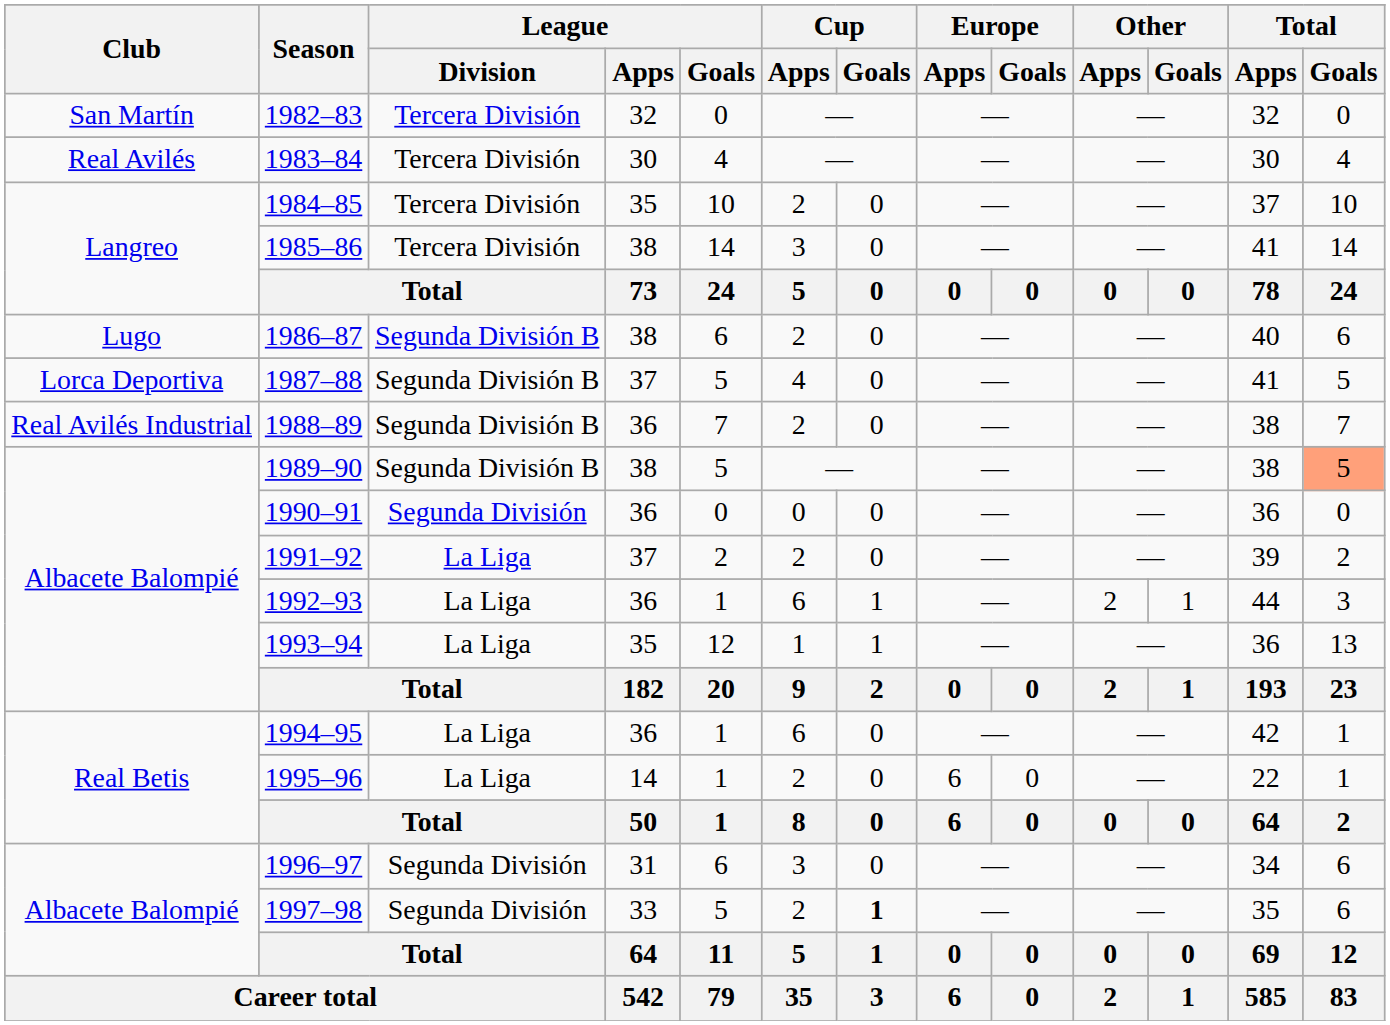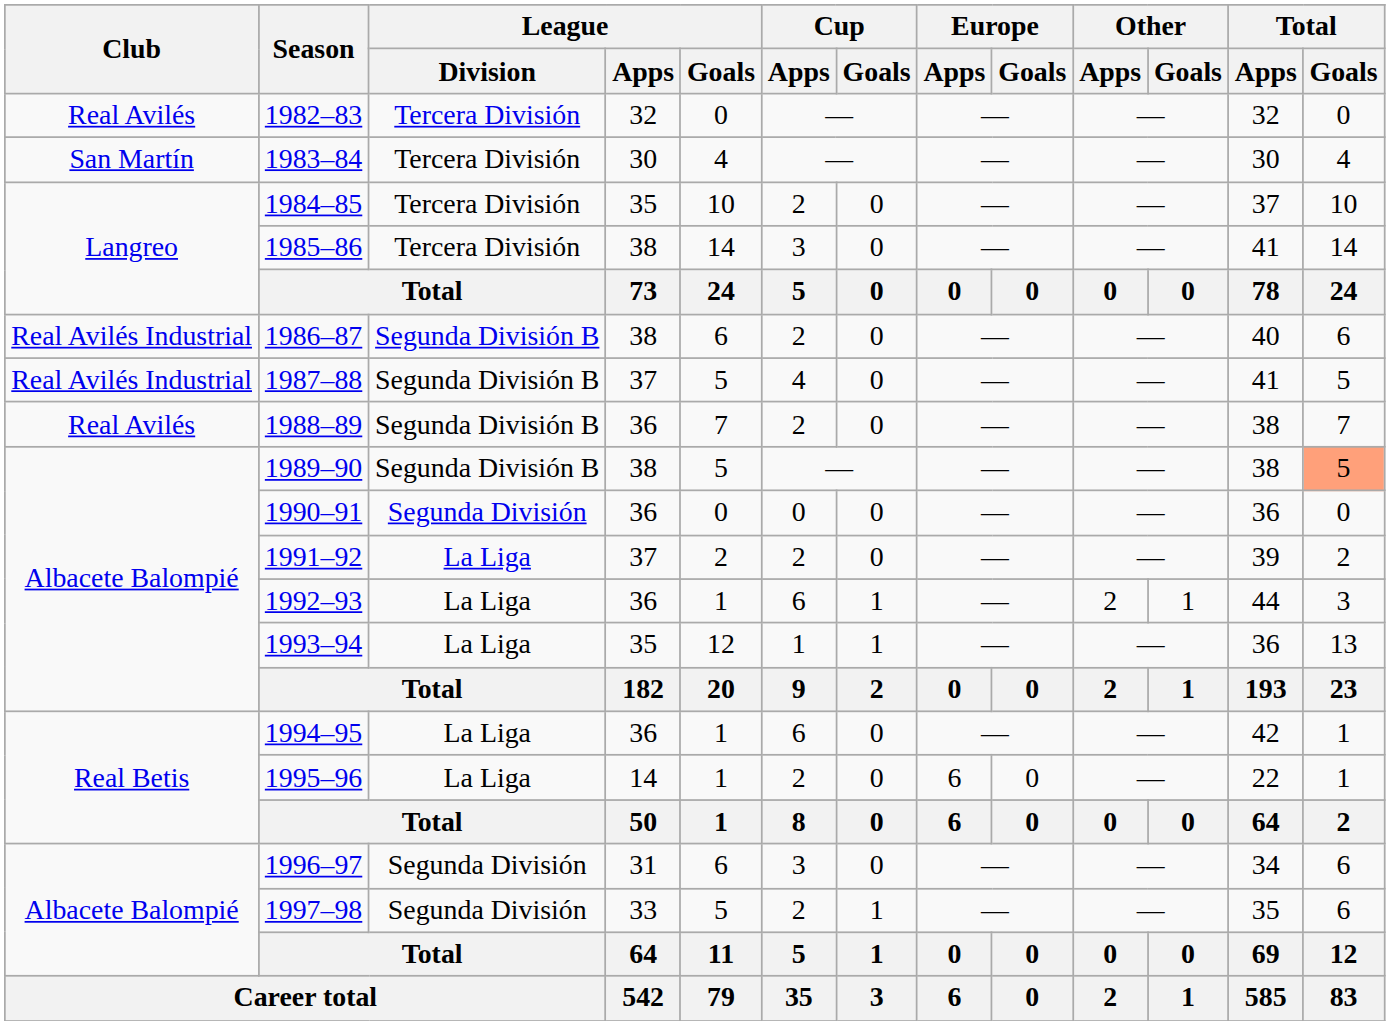(132, 114) San Martín -> (132, 114) Real Avilés
(132, 159) Real Avilés -> (132, 159) San Martín
(132, 335) Lugo -> (132, 335) Real Avilés Industrial
(132, 379) Lorca Deportiva -> (132, 379) Real Avilés Industrial
(132, 423) Real Avilés Industrial -> (132, 423) Real Avilés
(877, 909) bold -> (877, 909) normal
